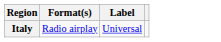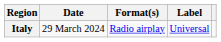+ column: (73, 12)
